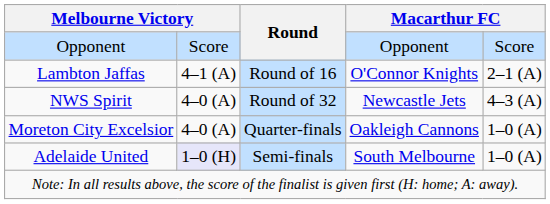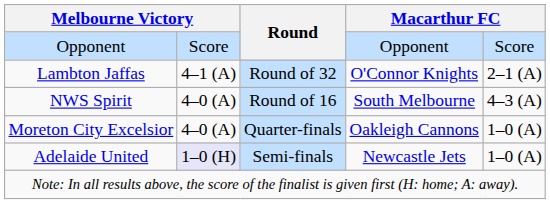(293, 73) Round of 16 -> (293, 73) Round of 32
(293, 101) Round of 32 -> (293, 101) Round of 16
(414, 101) Newcastle Jets -> (414, 101) South Melbourne
(414, 156) South Melbourne -> (414, 156) Newcastle Jets
